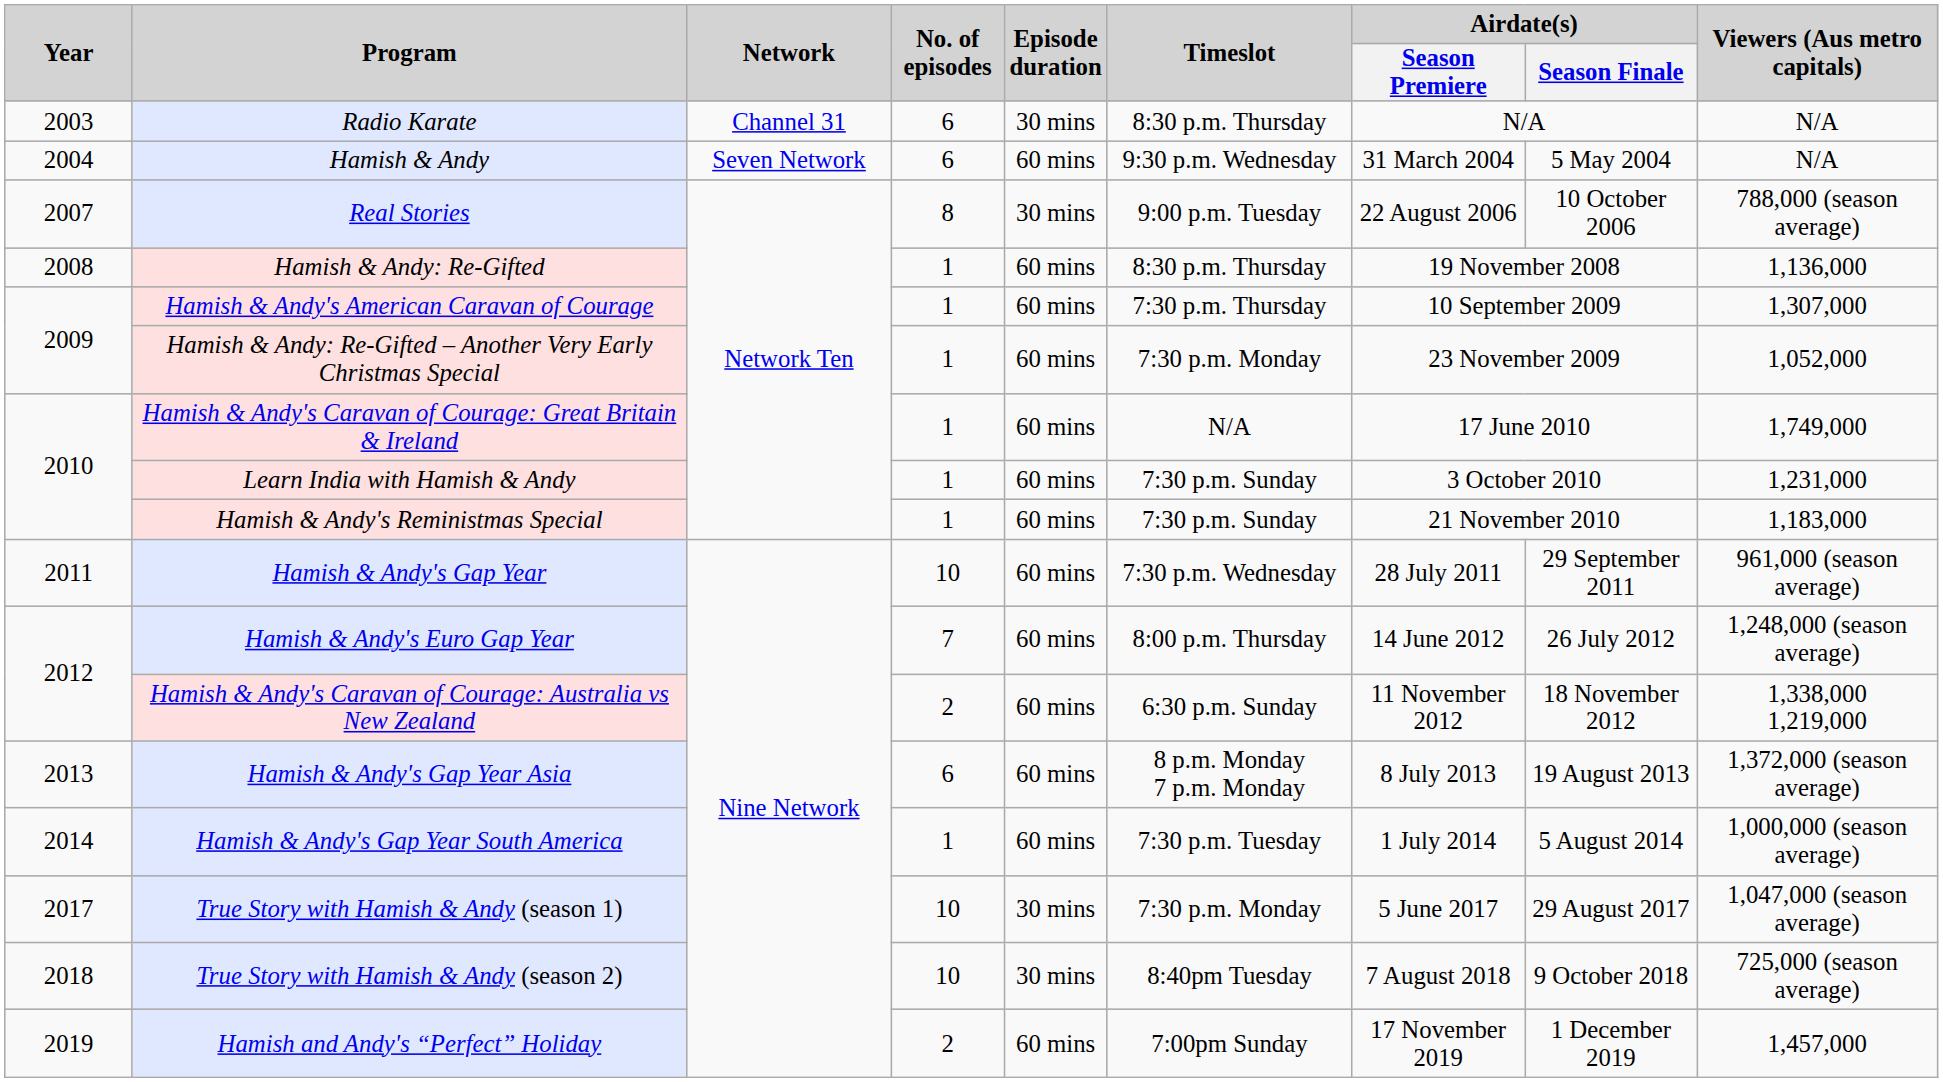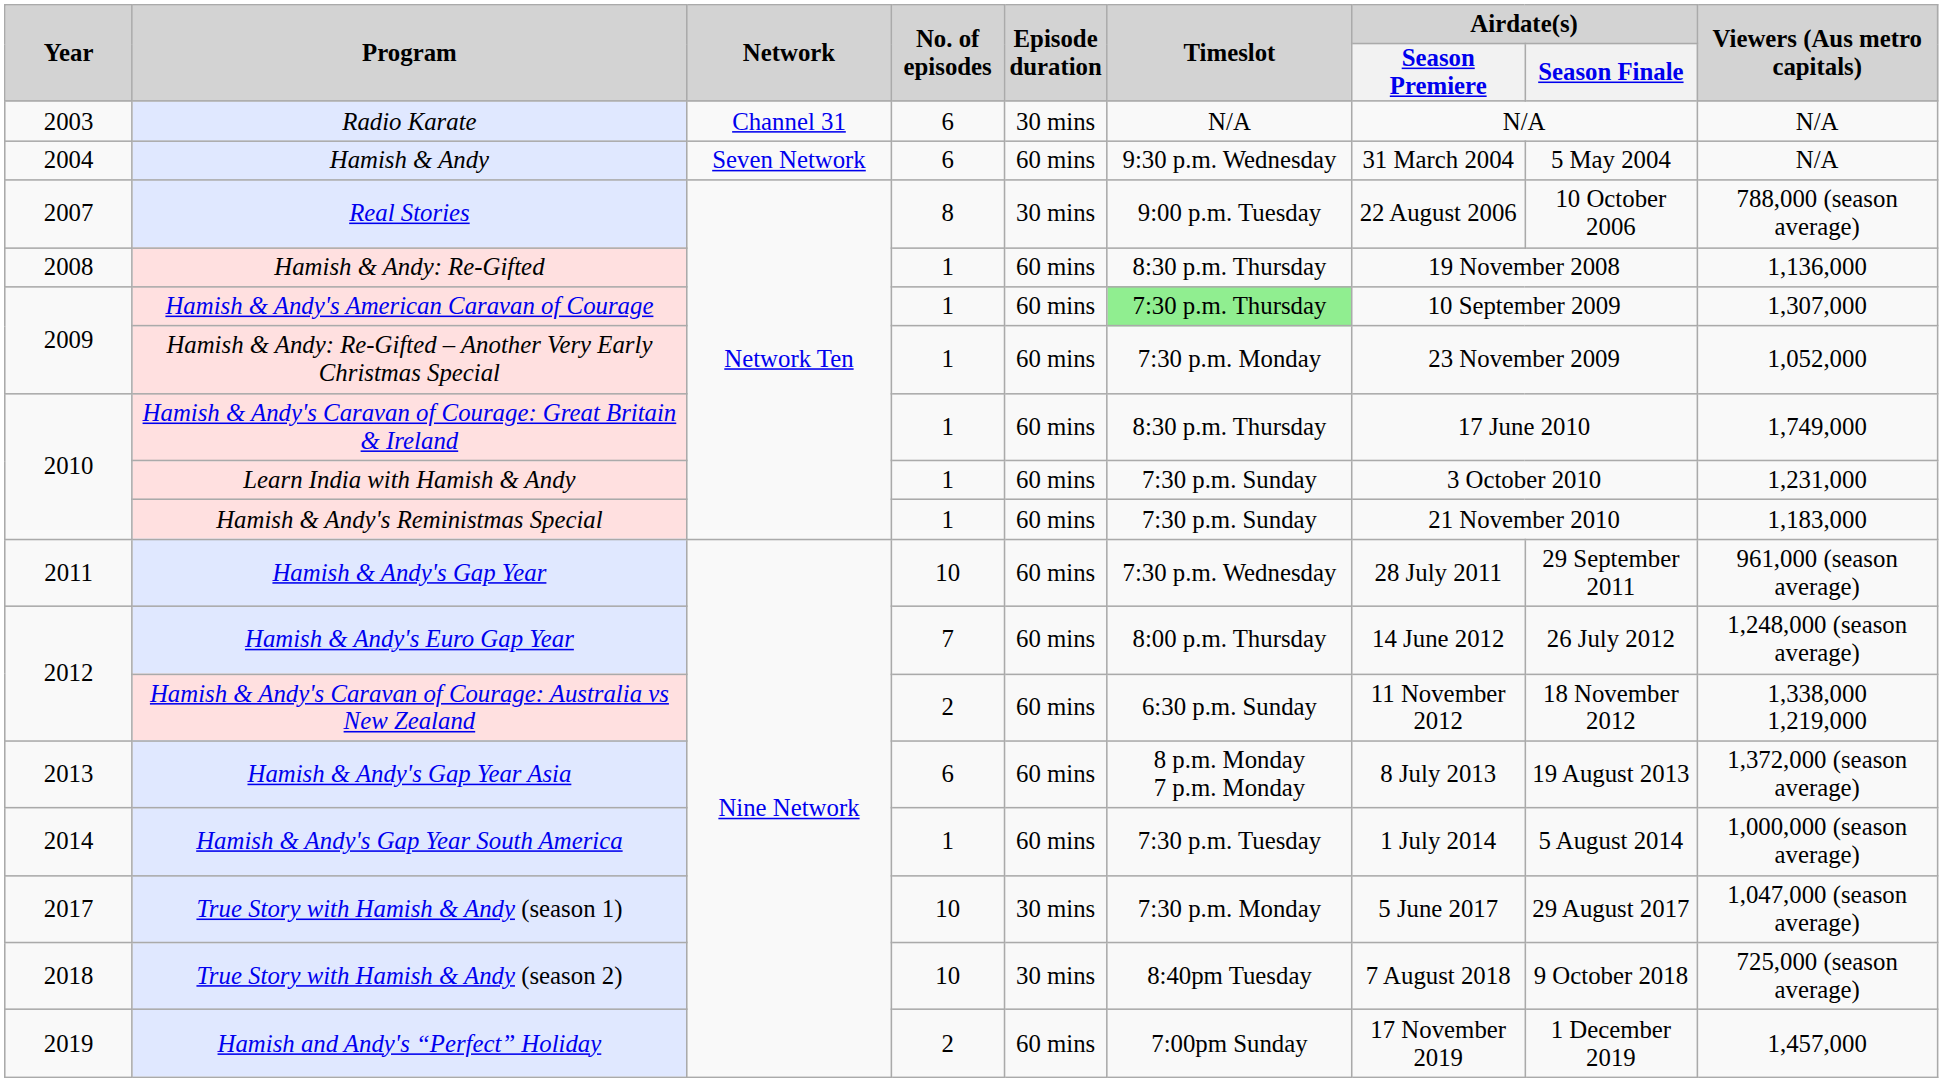(1229, 120) 8:30 p.m. Thursday -> (1229, 120) N/A
(1229, 306) no background -> (1229, 306) lightgreen background
(1229, 426) N/A -> (1229, 426) 8:30 p.m. Thursday
